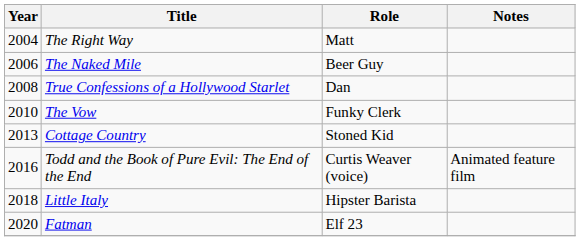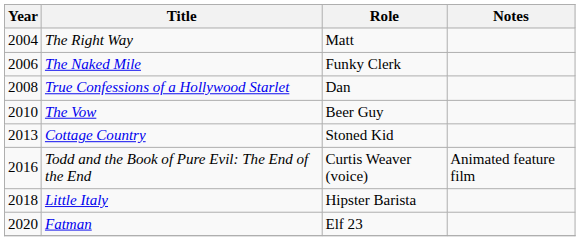(355, 64) Beer Guy -> (363, 64) Funky Clerk
(363, 111) Funky Clerk -> (355, 111) Beer Guy
